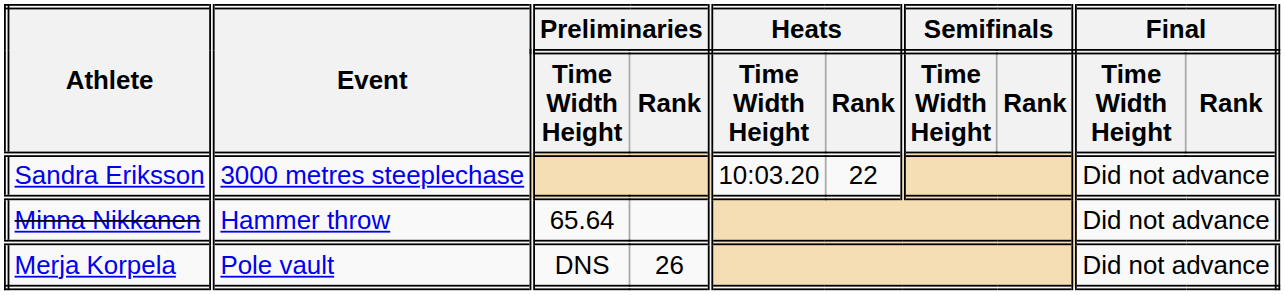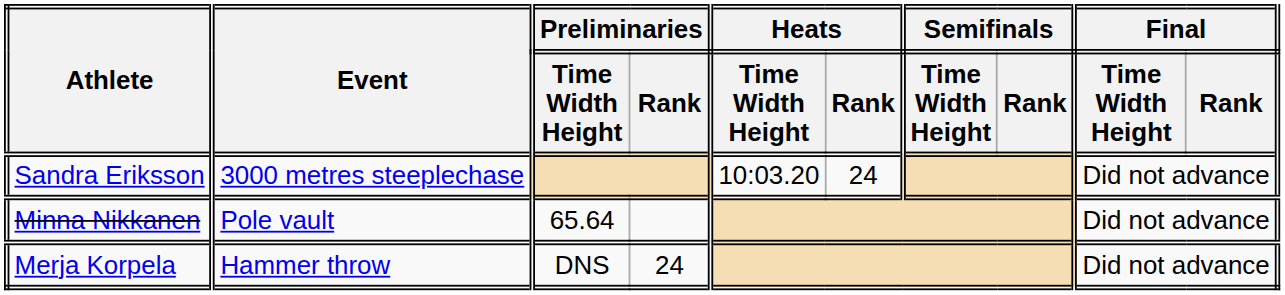(863, 176) 22 -> (863, 176) 24
(305, 221) Hammer throw -> (277, 221) Pole vault
(277, 265) Pole vault -> (305, 265) Hammer throw
(670, 265) 26 -> (670, 265) 24
